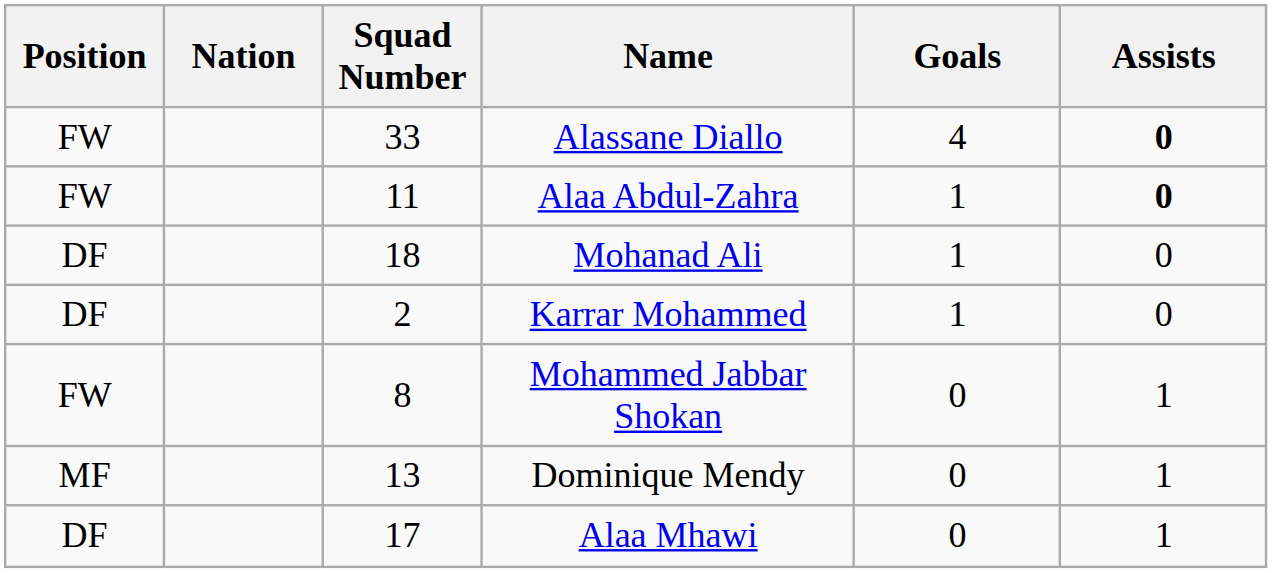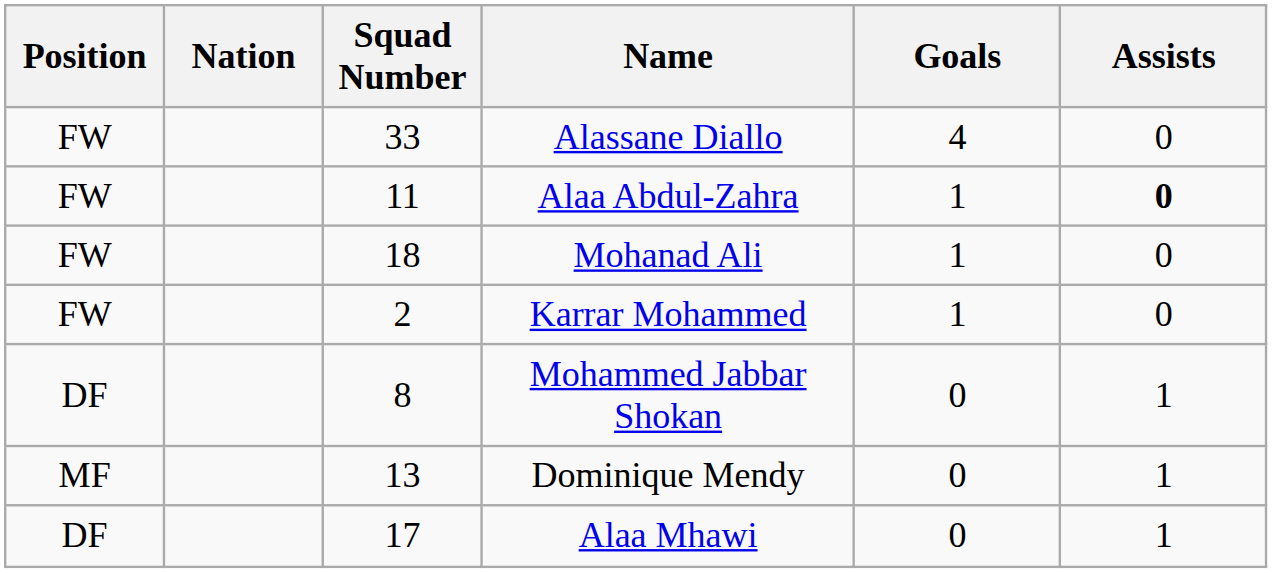(1164, 136) bold -> (1164, 136) normal
(85, 255) DF -> (85, 255) FW
(85, 314) DF -> (85, 314) FW
(85, 395) FW -> (85, 395) DF
